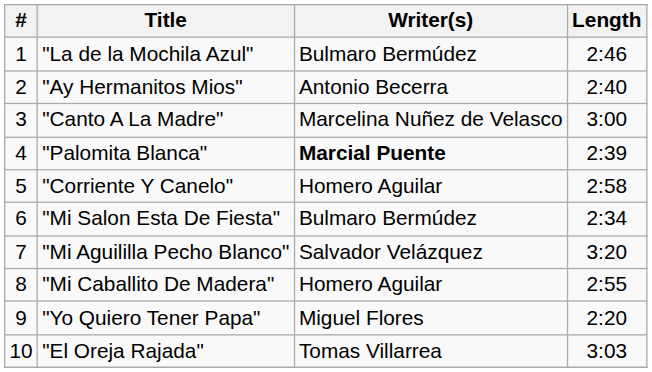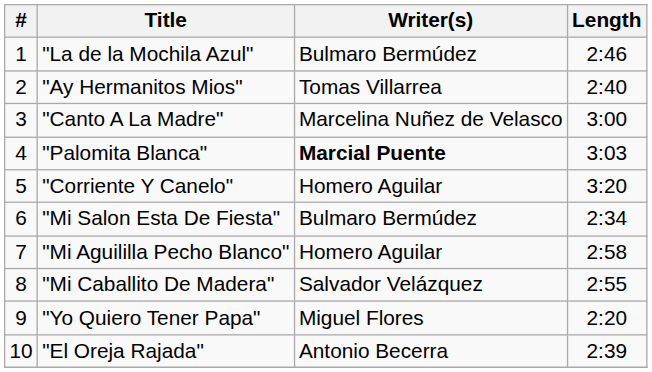(373, 86) Antonio Becerra -> (370, 86) Tomas Villarrea
(607, 152) 2:39 -> (607, 152) 3:03
(607, 185) 2:58 -> (607, 185) 3:20
(391, 251) Salvador Velázquez -> (371, 251) Homero Aguilar
(607, 251) 3:20 -> (607, 251) 2:58
(371, 284) Homero Aguilar -> (391, 284) Salvador Velázquez
(370, 350) Tomas Villarrea -> (373, 350) Antonio Becerra
(607, 350) 3:03 -> (607, 350) 2:39
